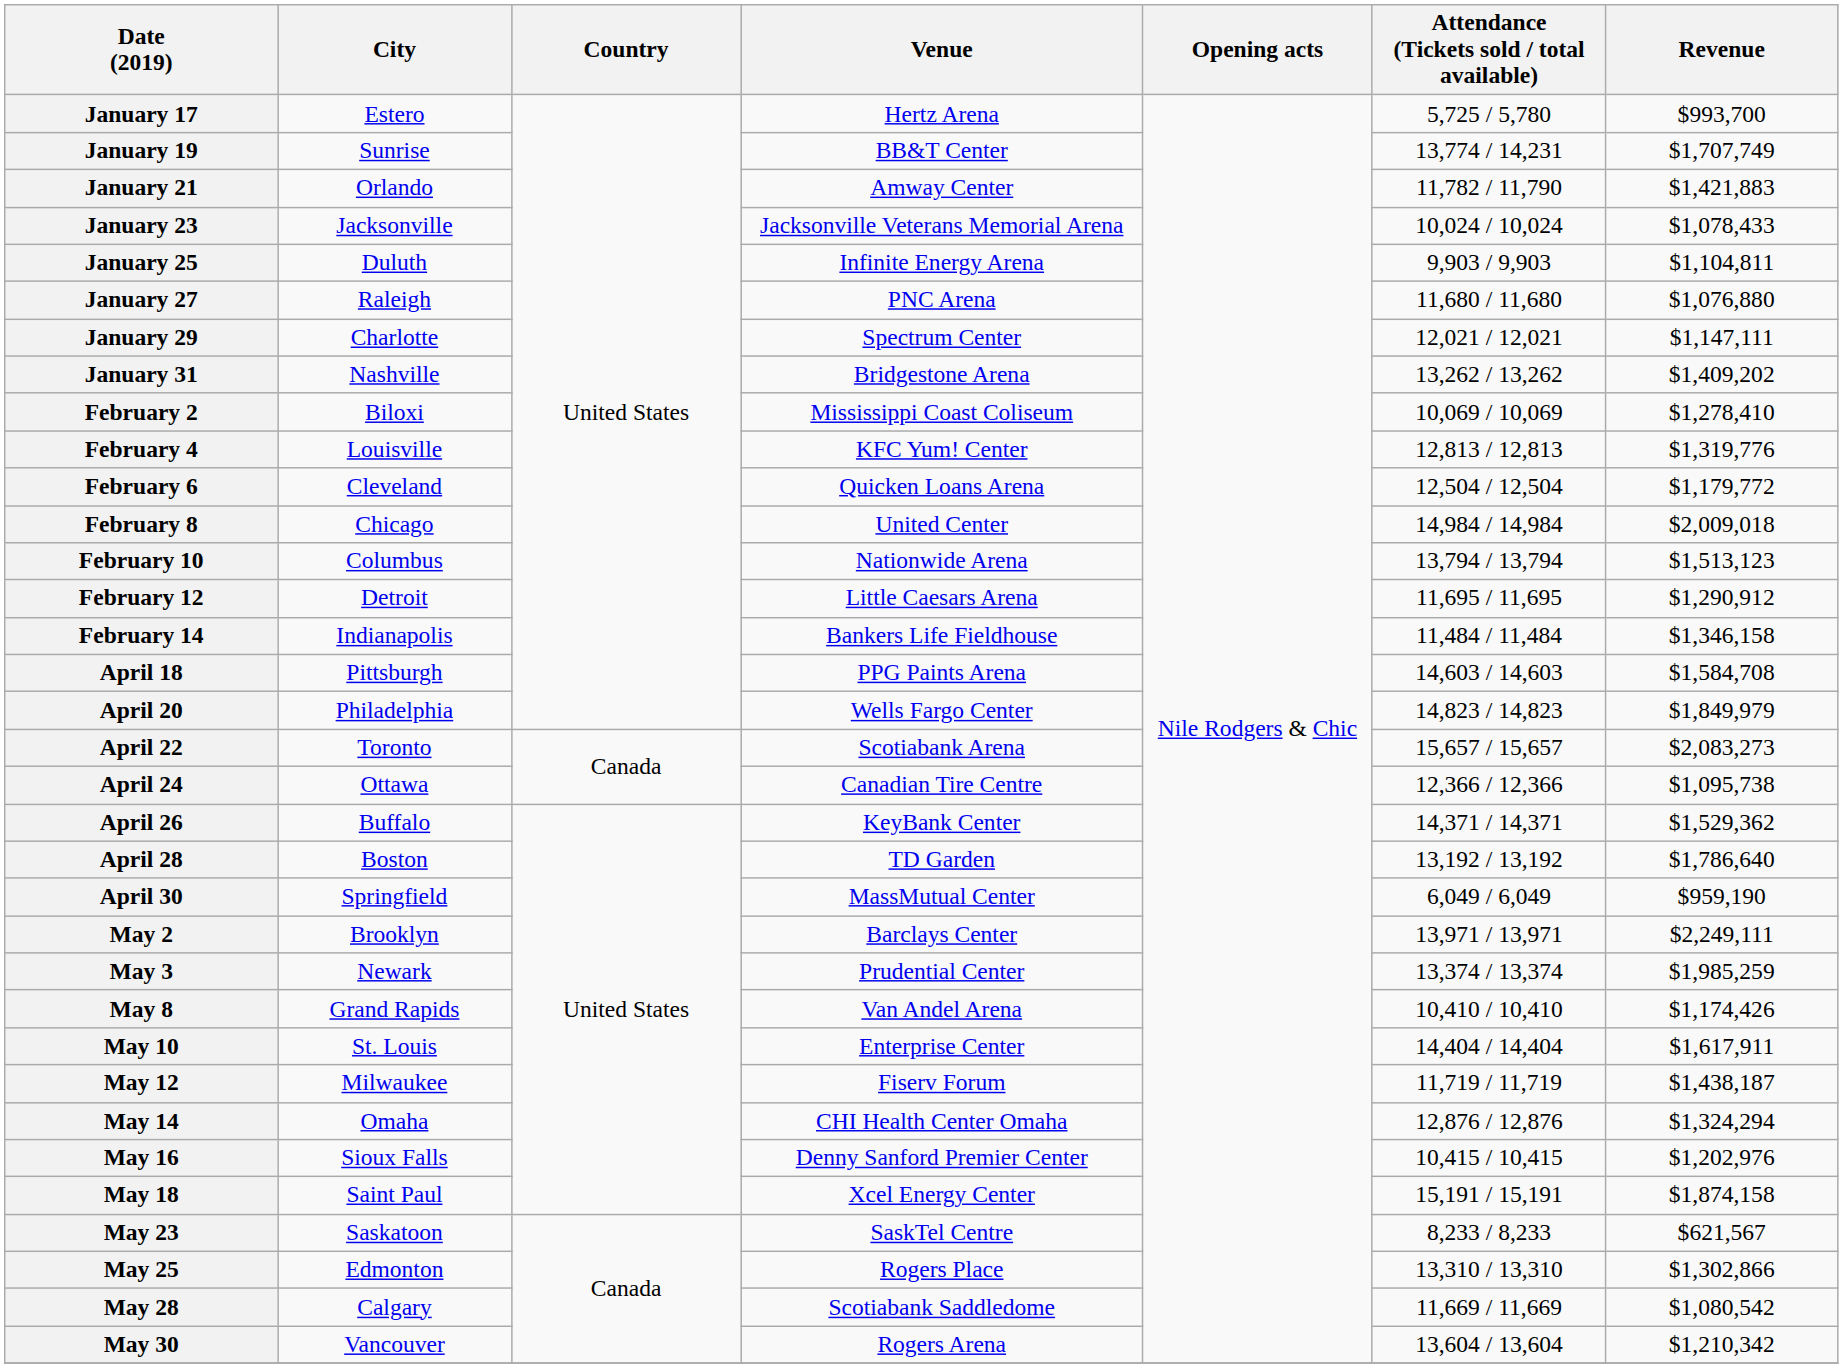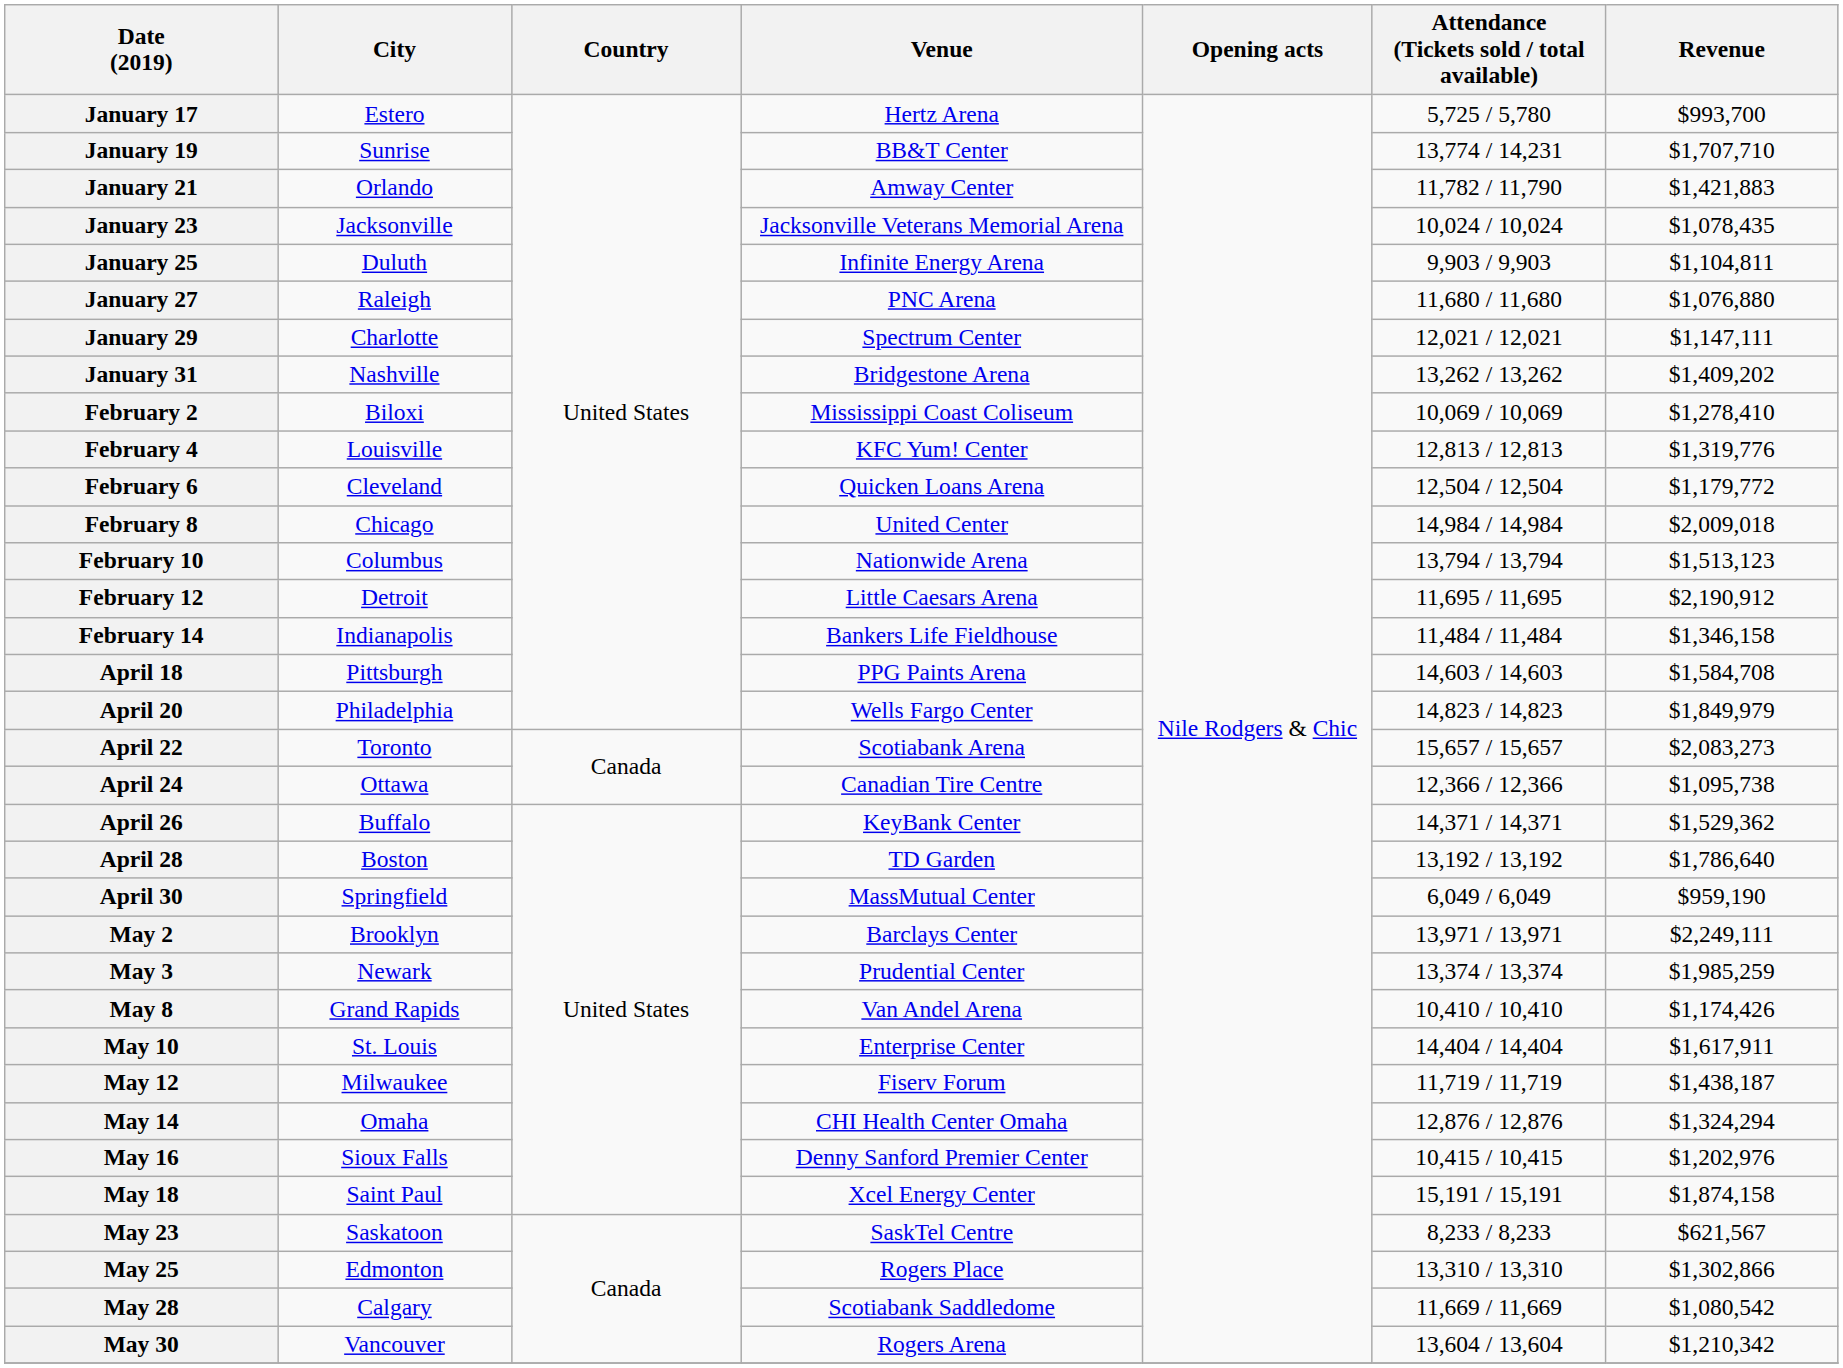(1722, 150) $1,707,749 -> (1722, 150) $1,707,710
(1722, 225) $1,078,433 -> (1722, 225) $1,078,435
(1722, 598) $1,290,912 -> (1722, 598) $2,190,912
